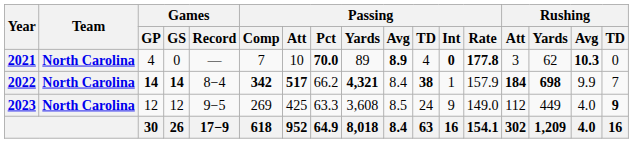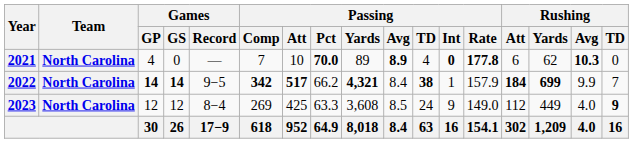(516, 60) 3 -> (516, 60) 6
(214, 82) 8−4 -> (214, 82) 9−5
(550, 82) 698 -> (550, 82) 699
(214, 104) 9−5 -> (214, 104) 8−4
